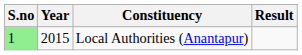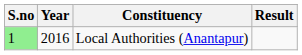(55, 38) 2015 -> (55, 38) 2016
